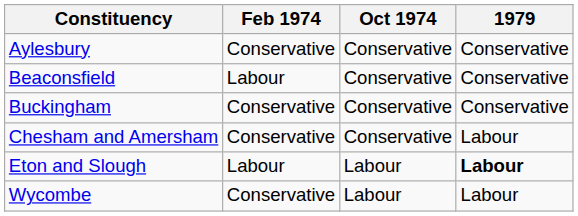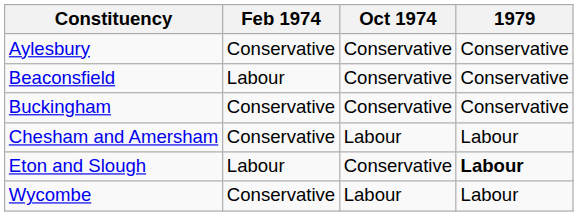(398, 136) Conservative -> (373, 136) Labour
(373, 166) Labour -> (398, 166) Conservative
